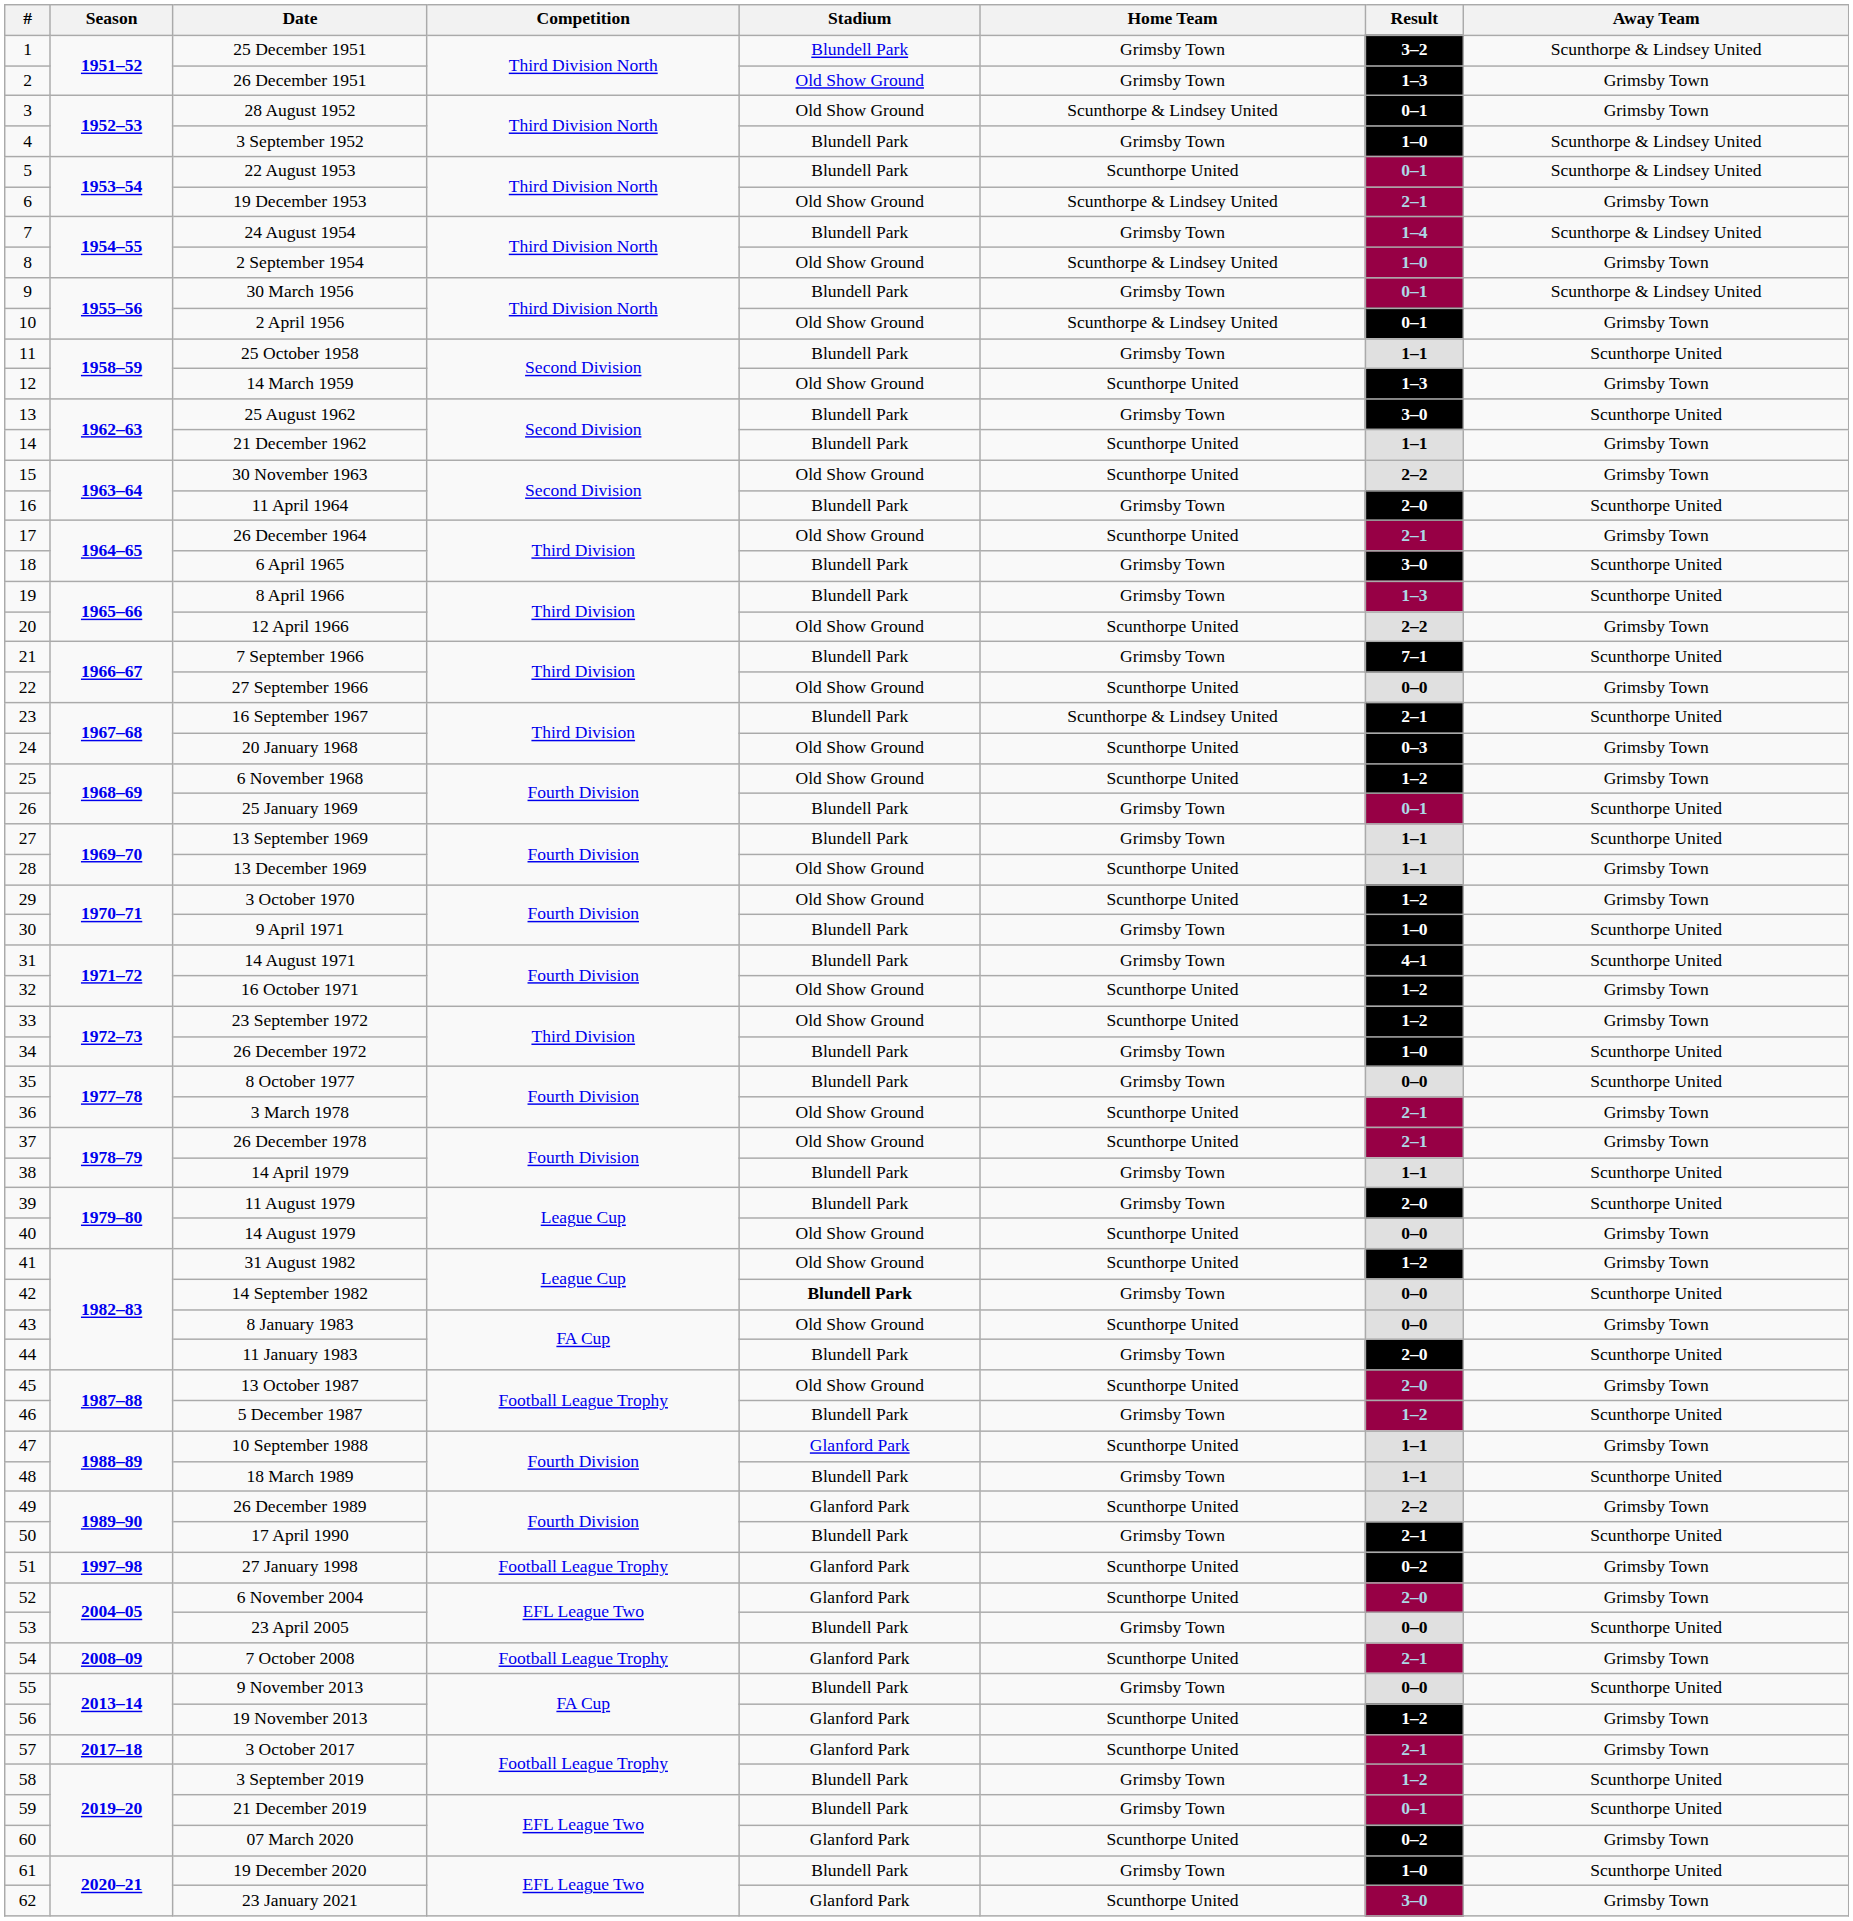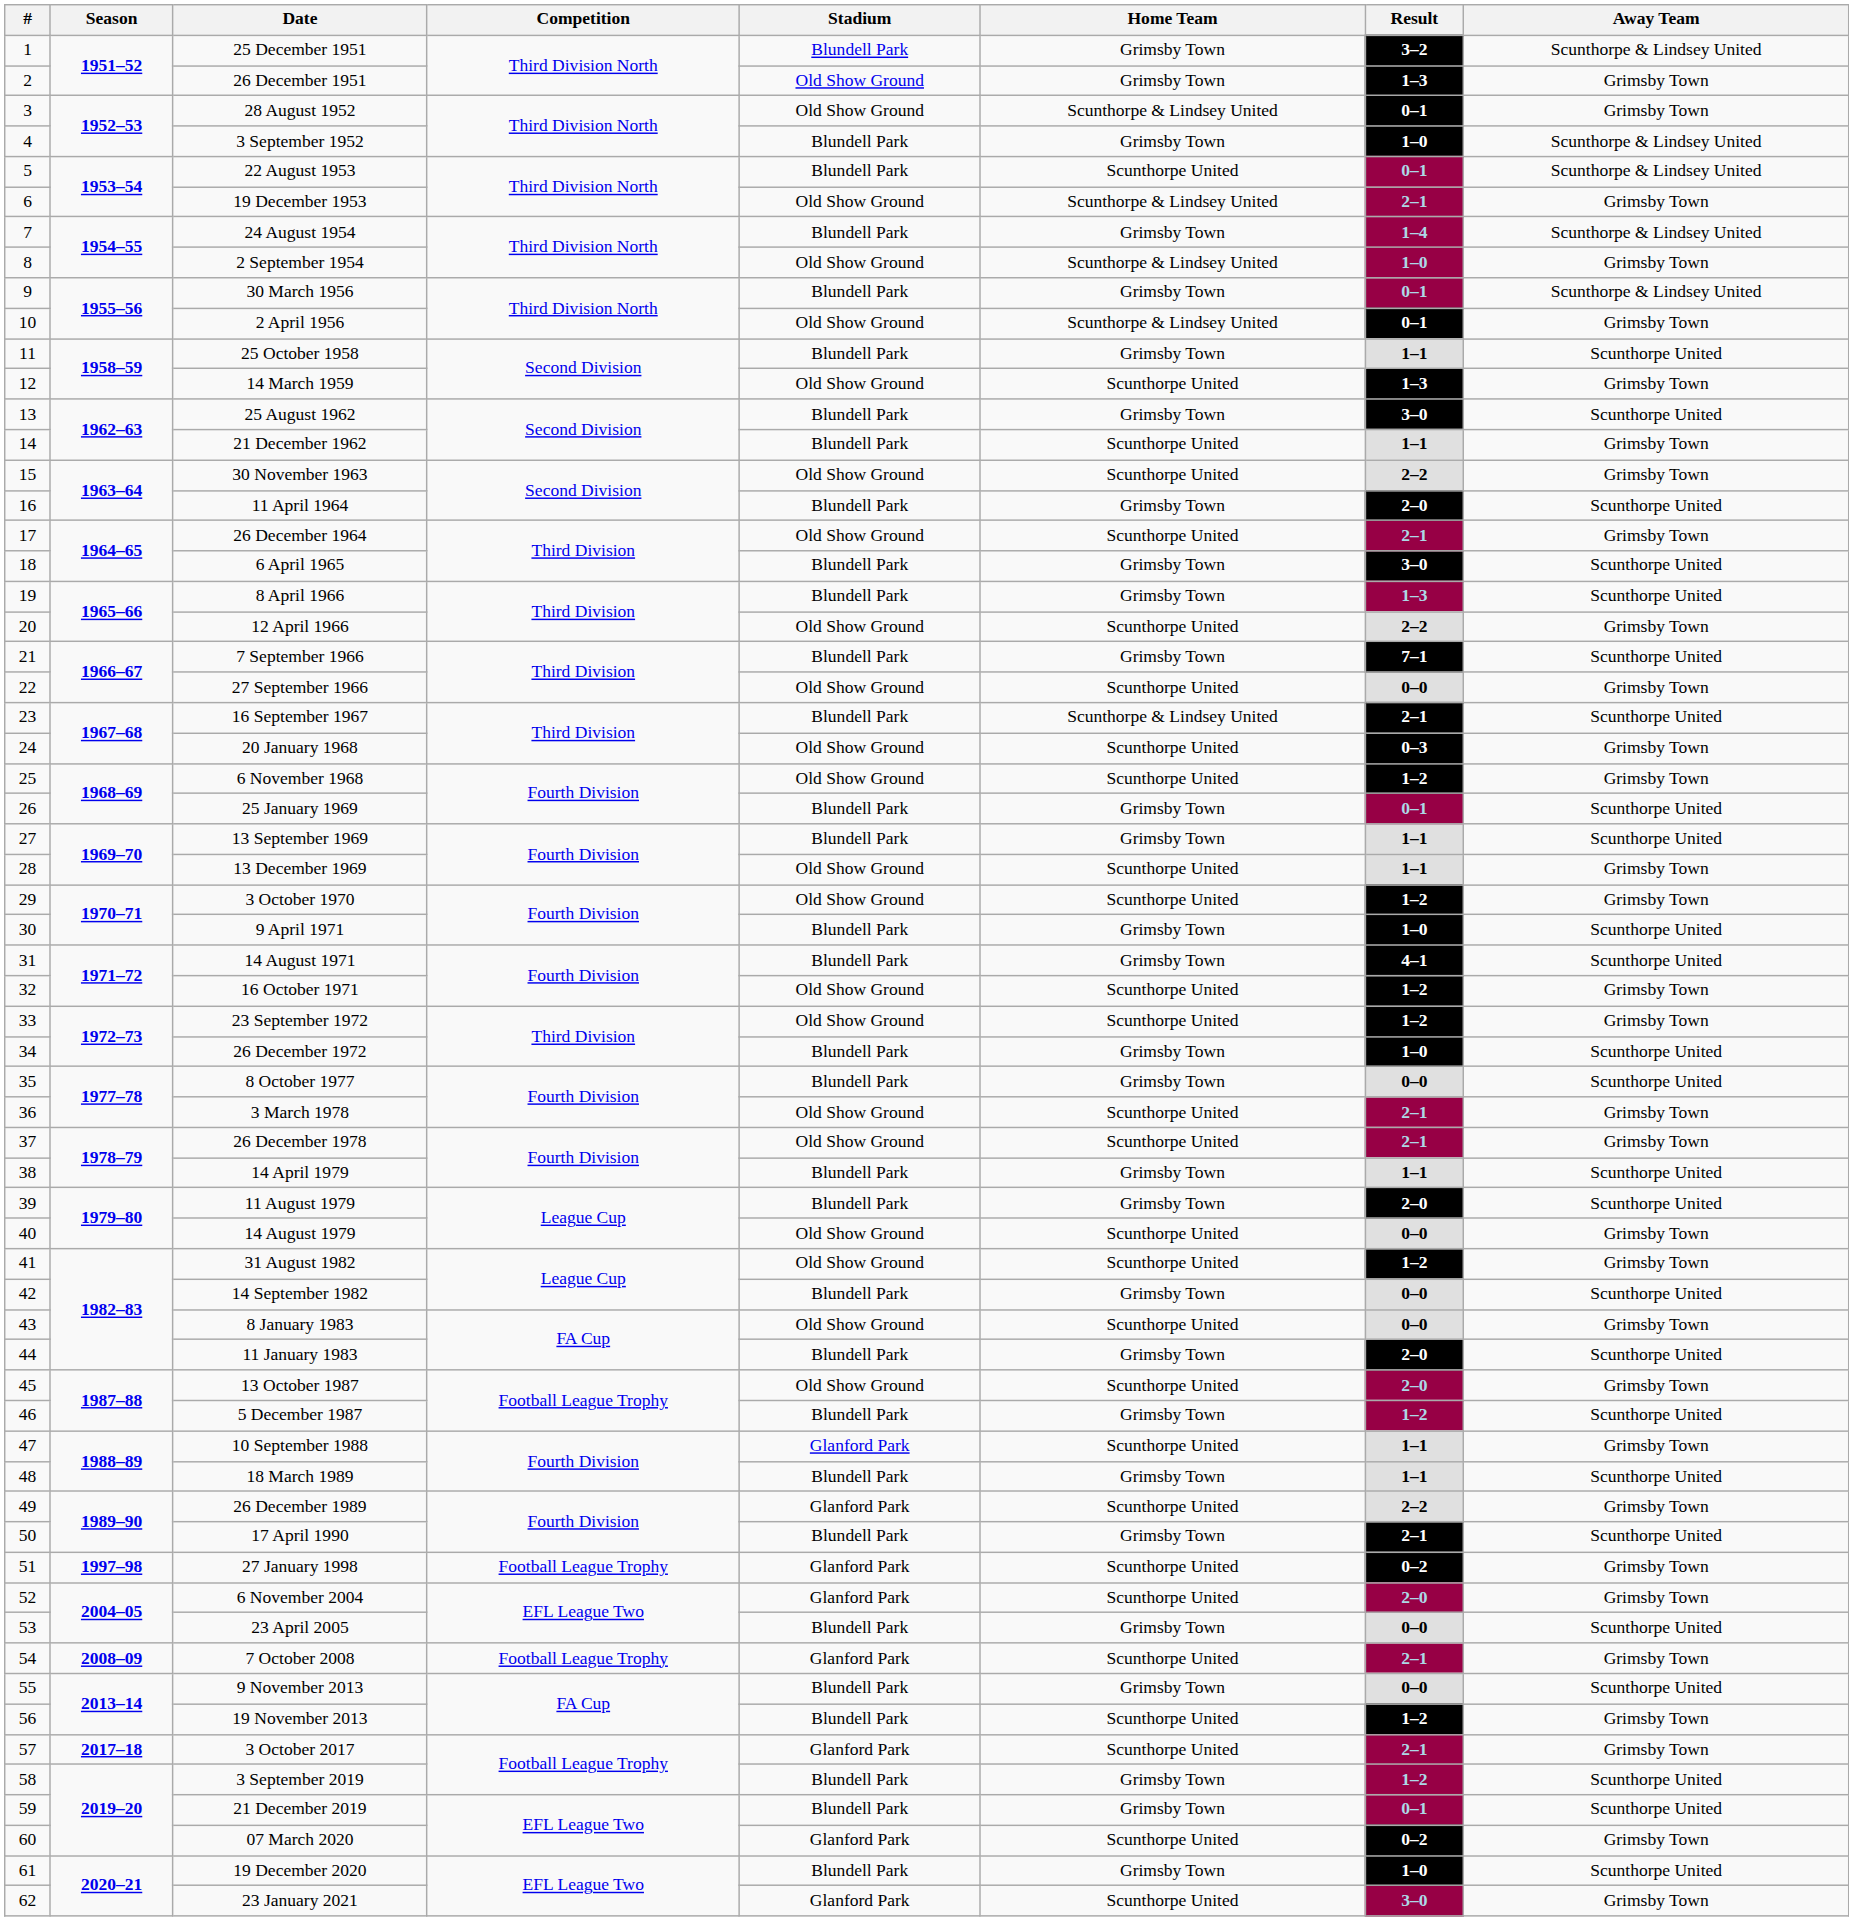(860, 1293) bold -> (860, 1293) normal
(860, 1718) Glanford Park -> (860, 1718) Blundell Park
